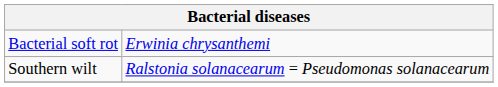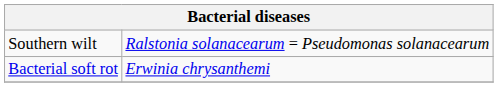rows swapped: (63, 43) <-> (52, 69)
